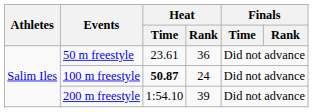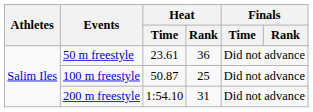(165, 76) bold -> (165, 76) normal
(204, 76) 24 -> (204, 76) 25
(204, 96) 39 -> (204, 96) 31
